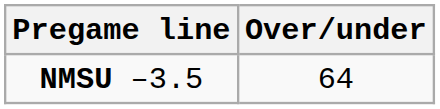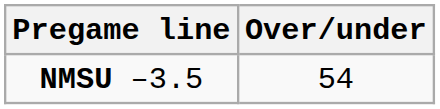(336, 79) 64 -> (336, 79) 54
